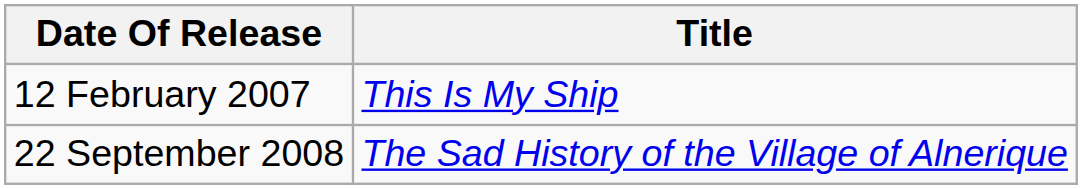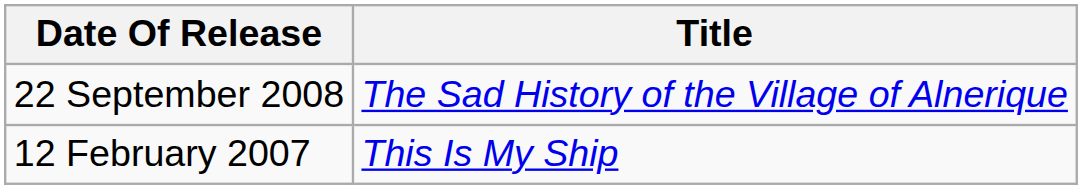rows swapped: (162, 93) <-> (179, 153)
